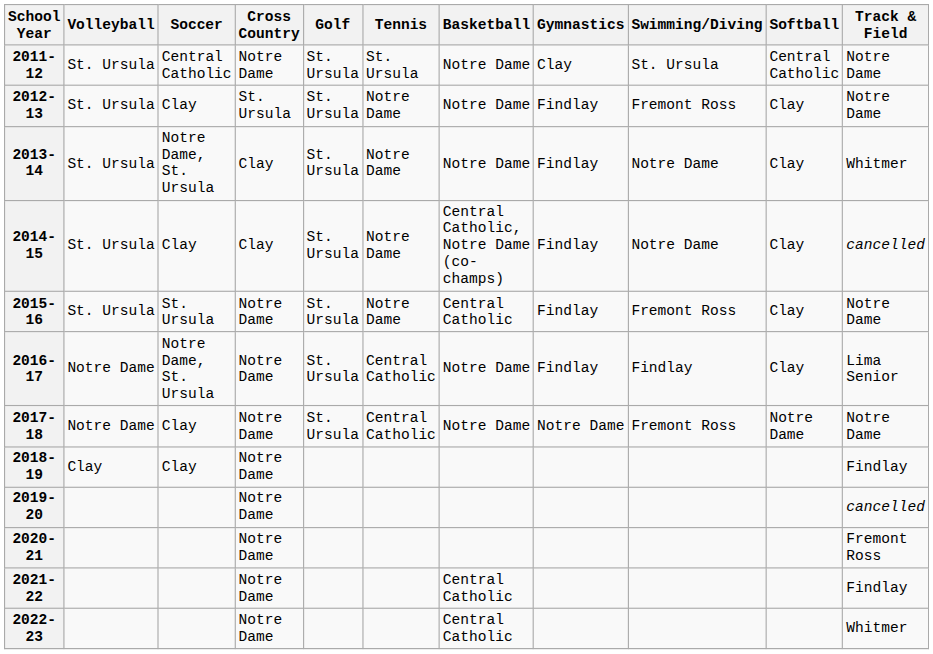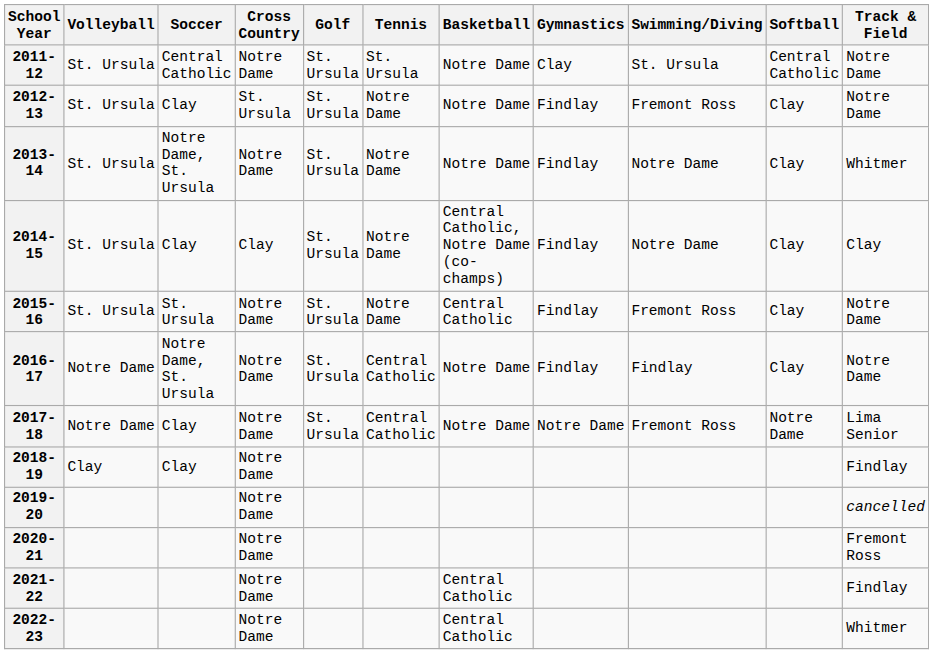(256, 163) Clay -> (260, 163) Notre Dame
(886, 246) cancelled -> (864, 246) Clay
(872, 369) Lima Senior -> (868, 369) Notre Dame
(868, 426) Notre Dame -> (872, 426) Lima Senior
